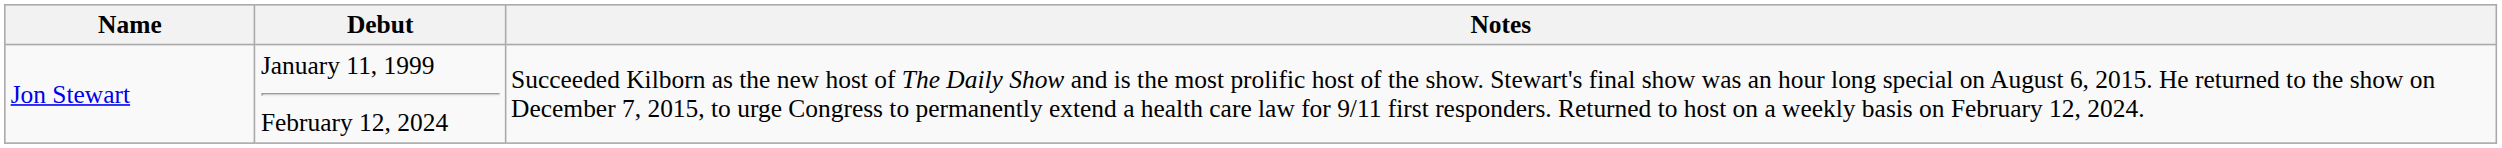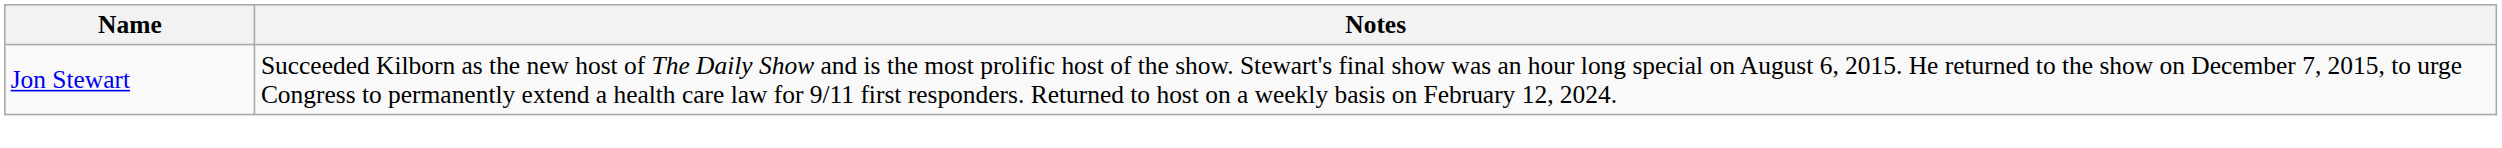- column: (380, 24)
